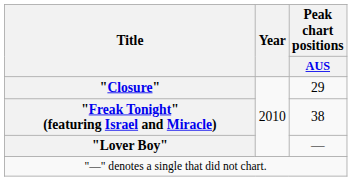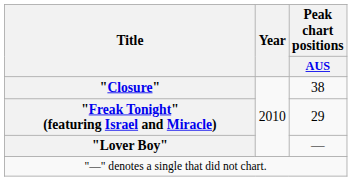(318, 87) 29 -> (318, 87) 38
(318, 116) 38 -> (318, 116) 29
